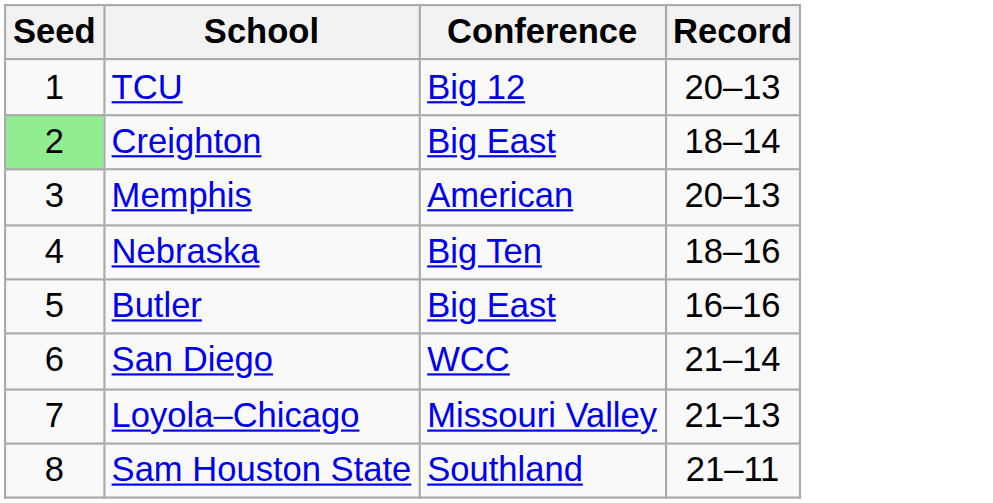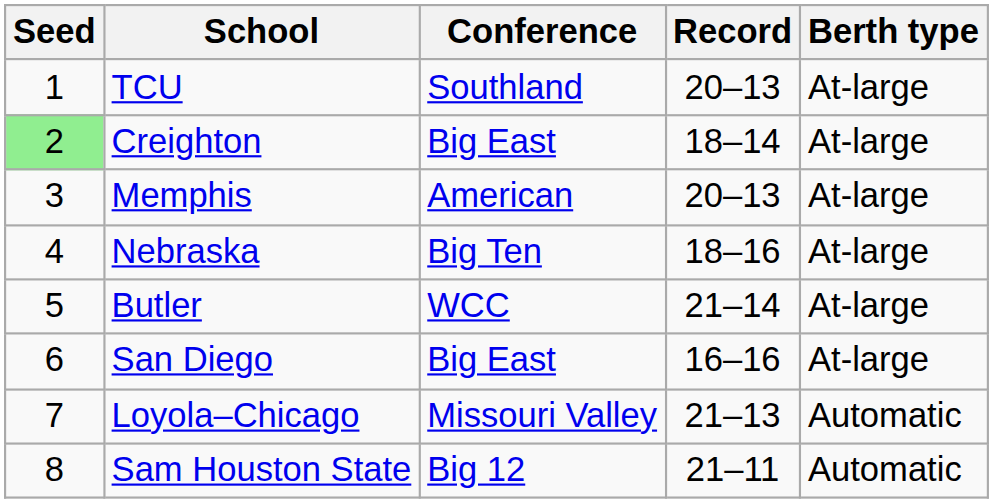+ column: (893, 31)
(476, 86) Big 12 -> (505, 86) Southland
(492, 305) Big East -> (469, 305) WCC
(733, 305) 16–16 -> (733, 305) 21–14
(469, 360) WCC -> (492, 360) Big East
(733, 360) 21–14 -> (733, 360) 16–16
(505, 470) Southland -> (476, 470) Big 12
